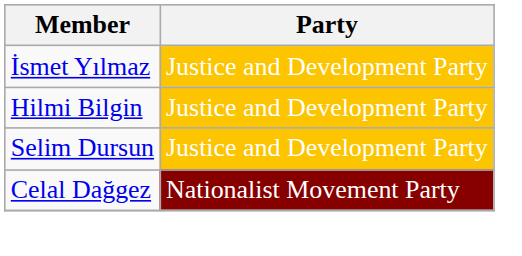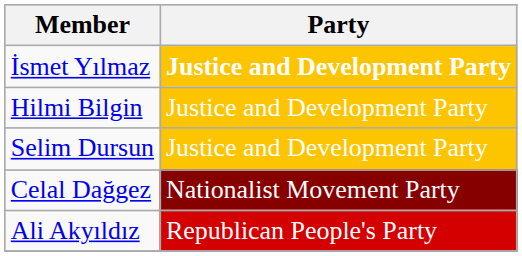(327, 66) normal -> (338, 66) bold
+ row: (75, 230)
